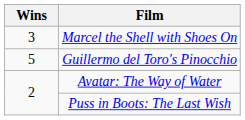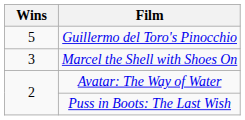rows swapped: (150, 59) <-> (150, 37)
